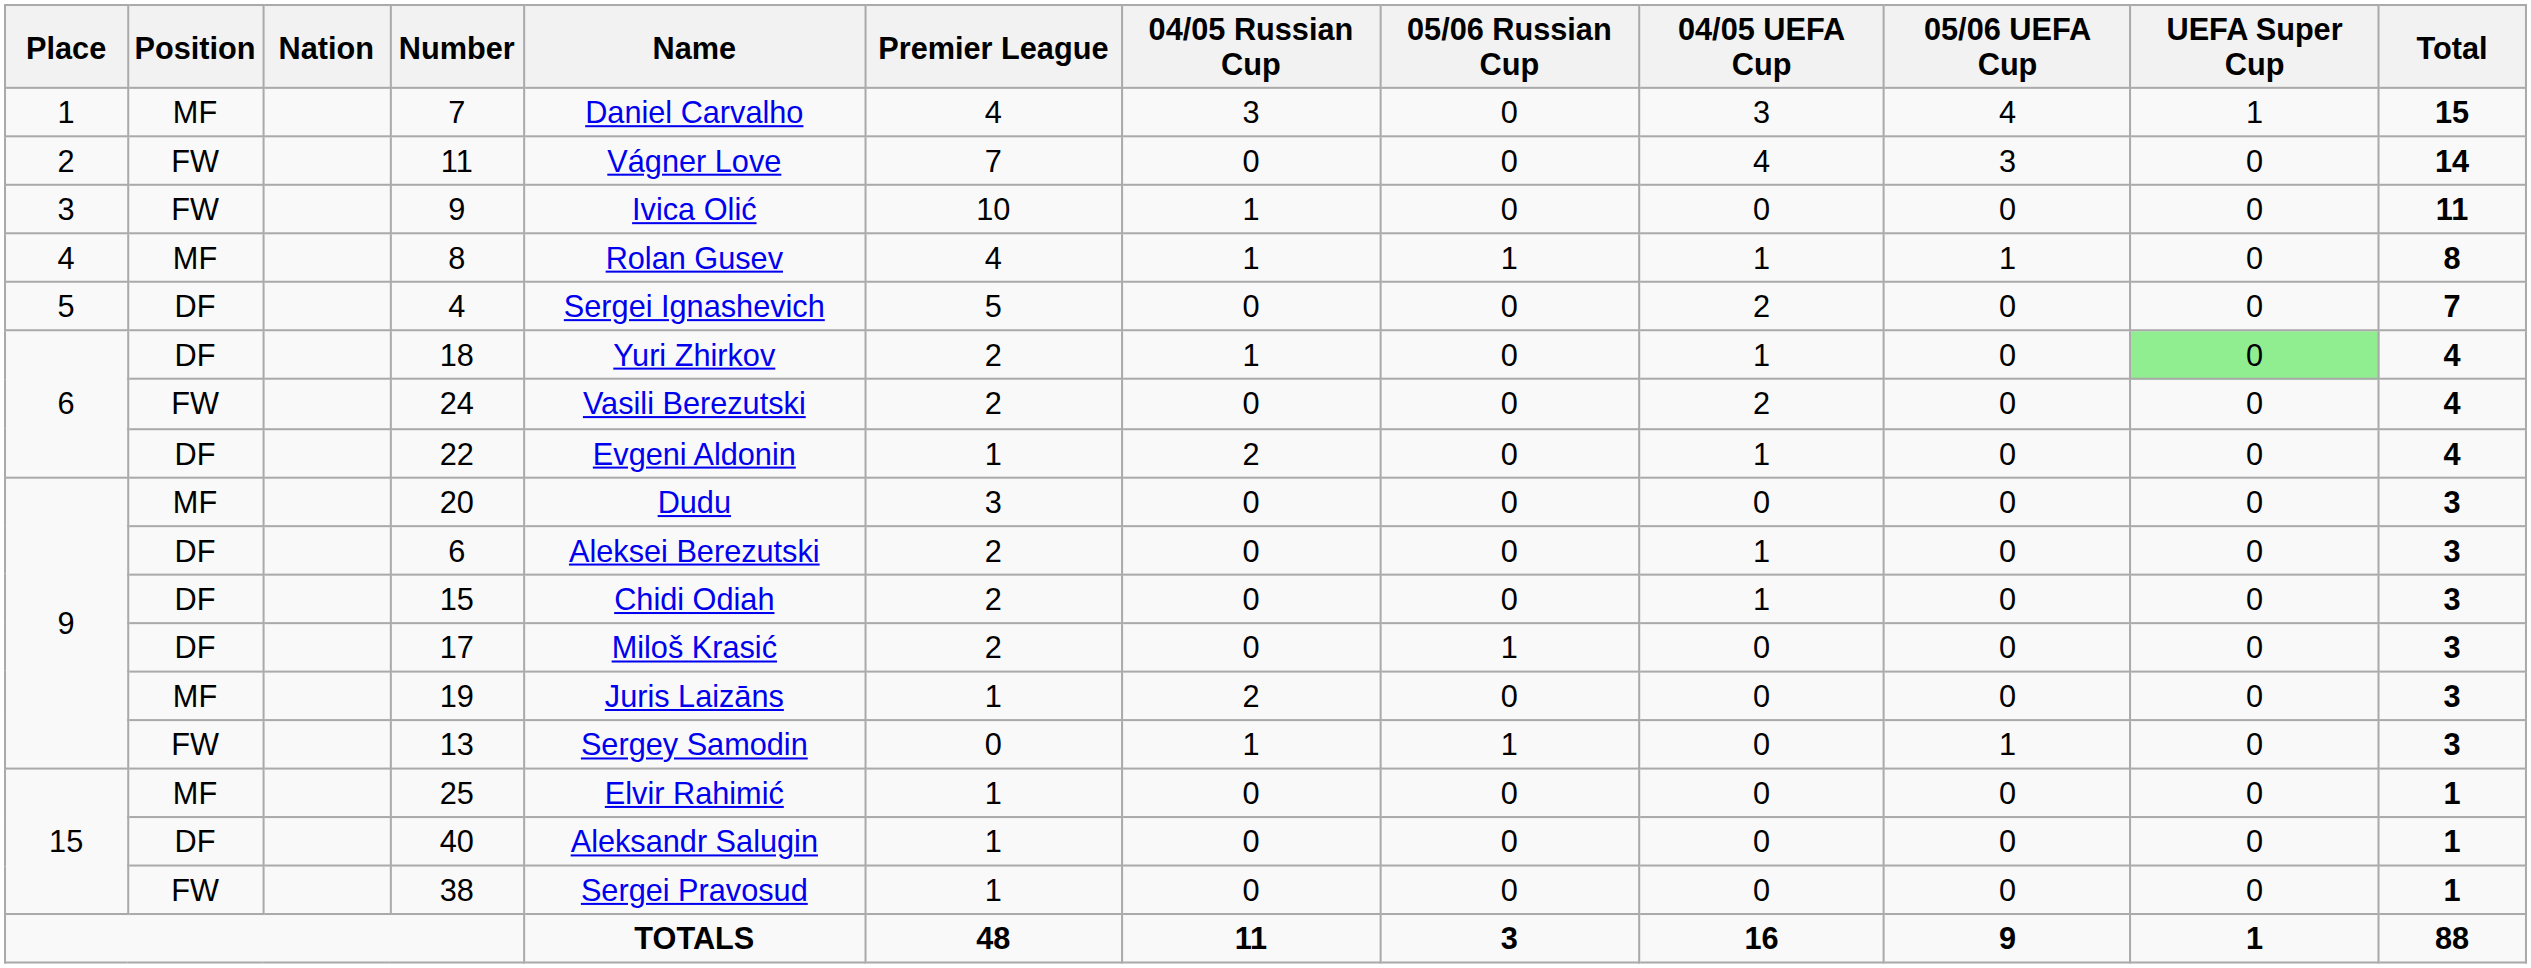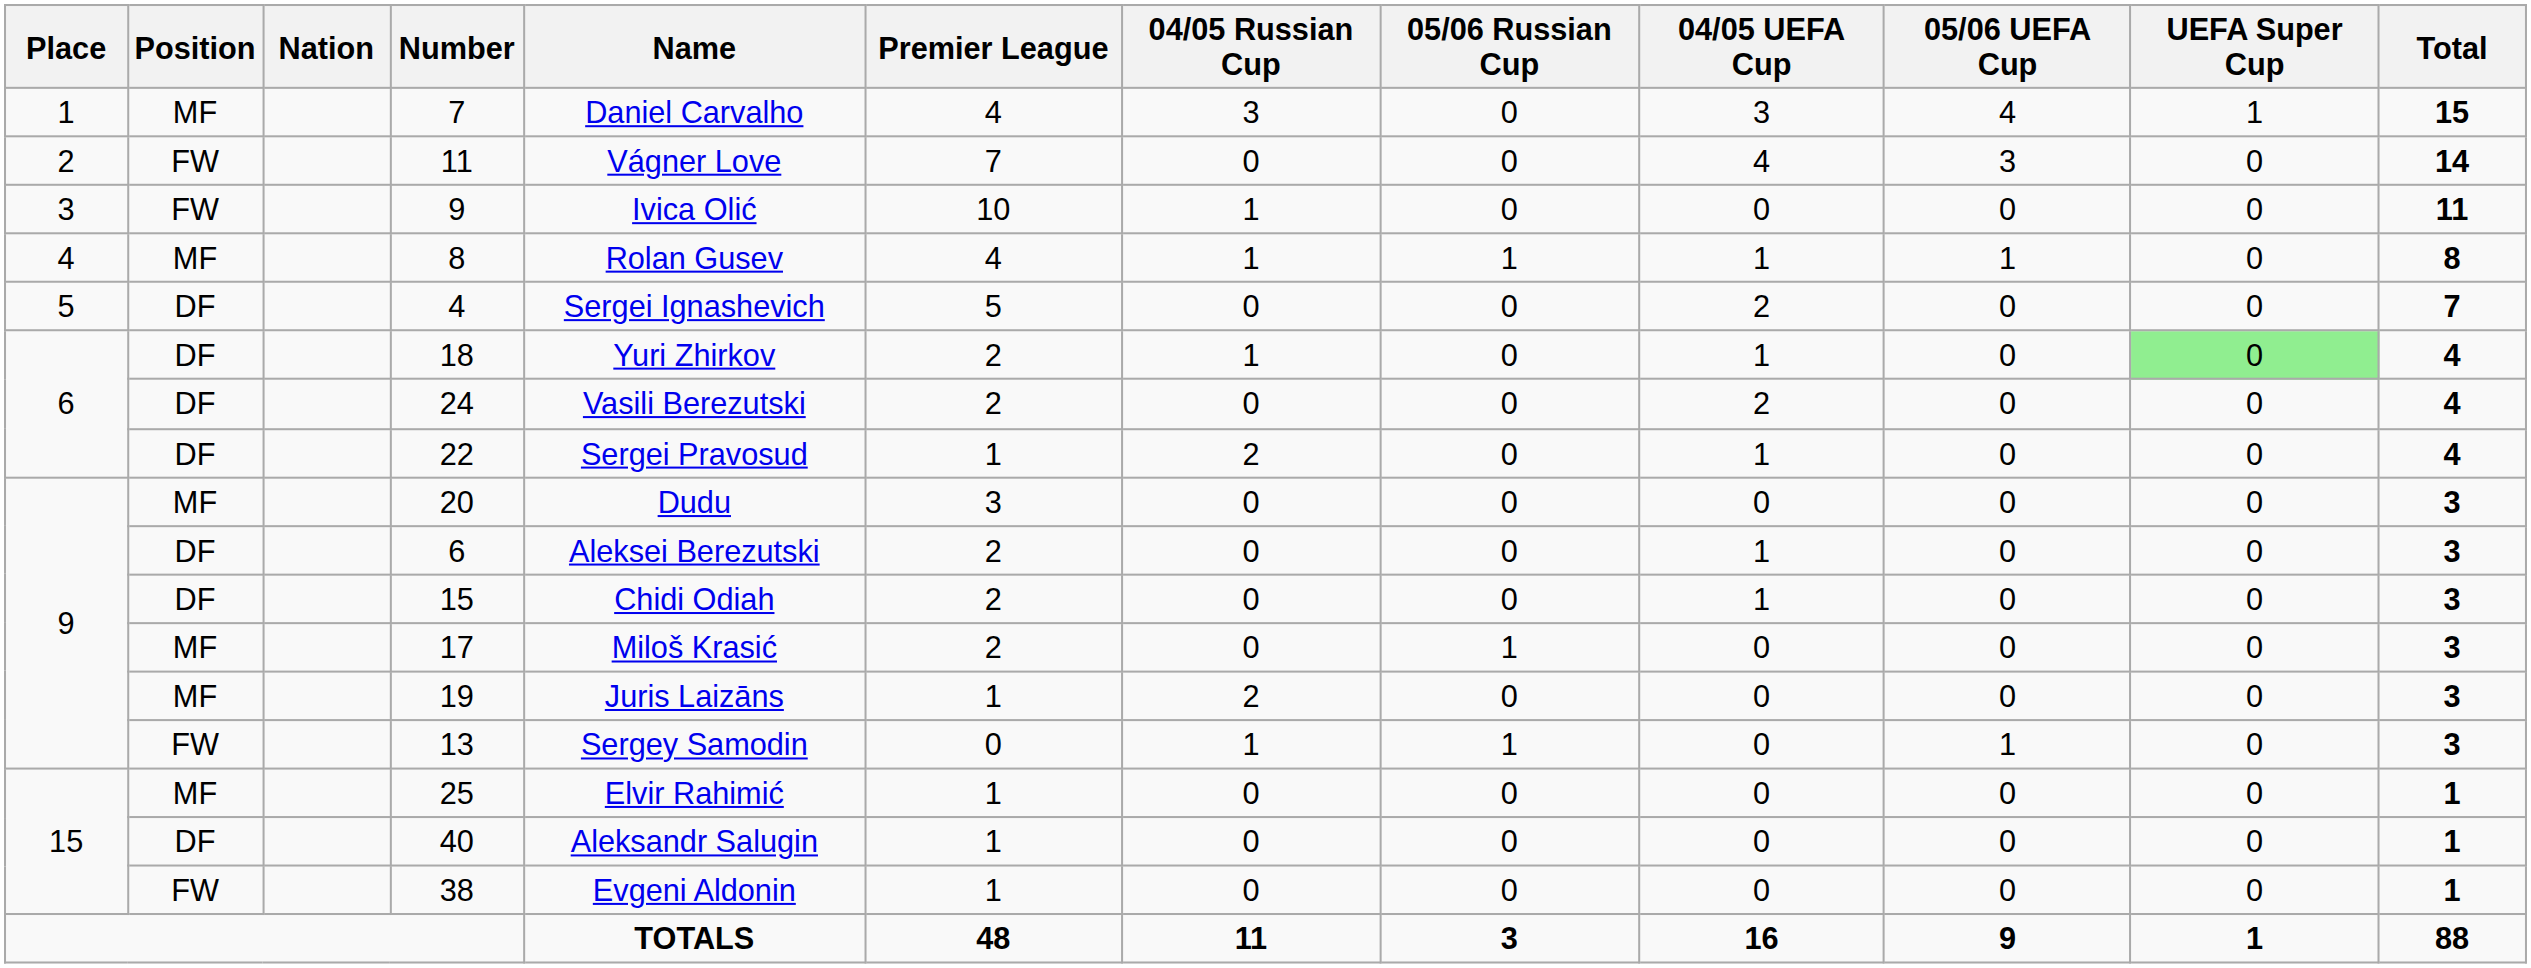(195, 404) FW -> (195, 404) DF
(694, 453) Evgeni Aldonin -> (694, 453) Sergei Pravosud
(195, 647) DF -> (195, 647) MF
(694, 890) Sergei Pravosud -> (694, 890) Evgeni Aldonin
